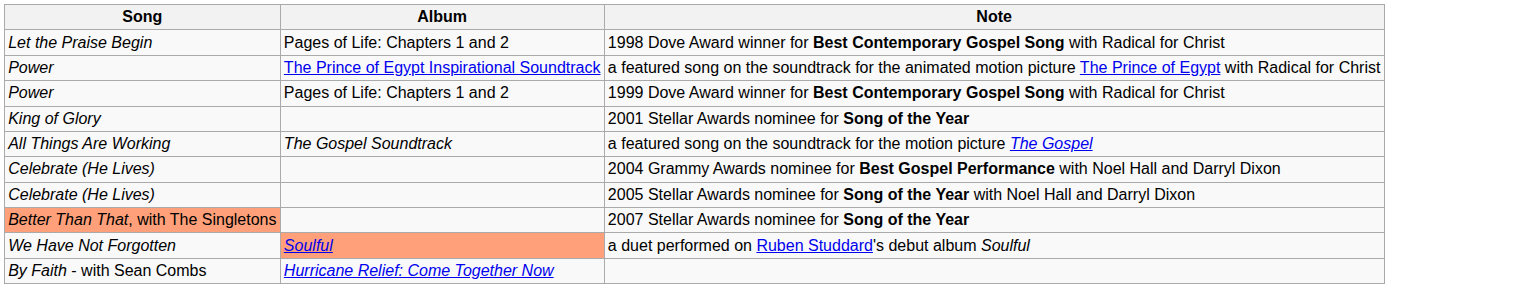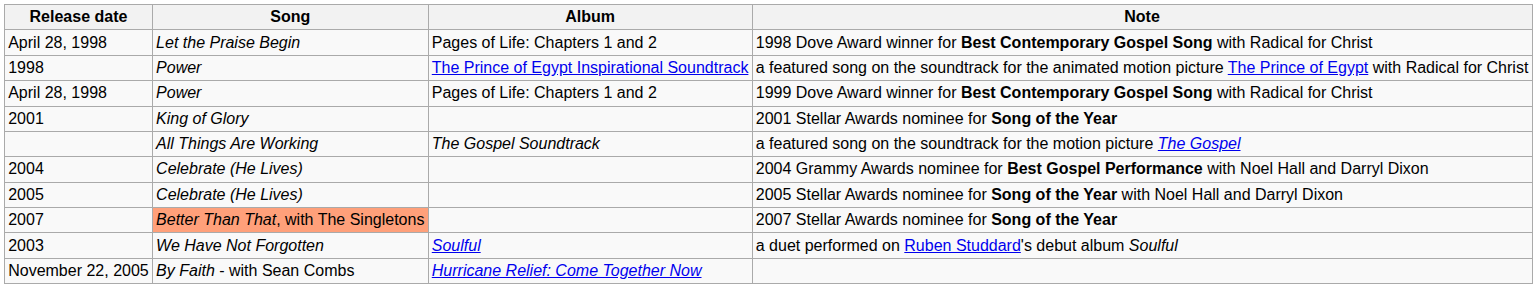+ column: (78, 17)
(308, 245) lightsalmon background -> (456, 245) no background
